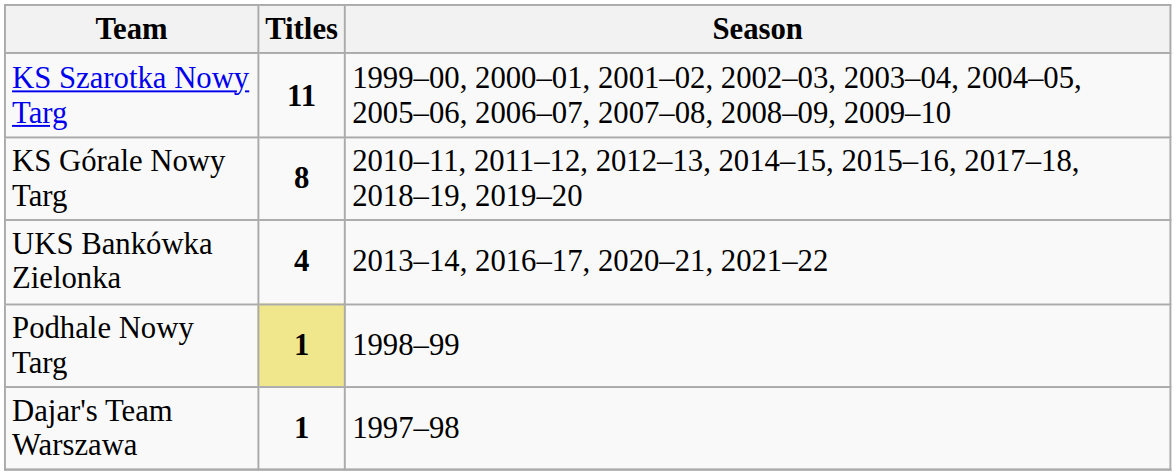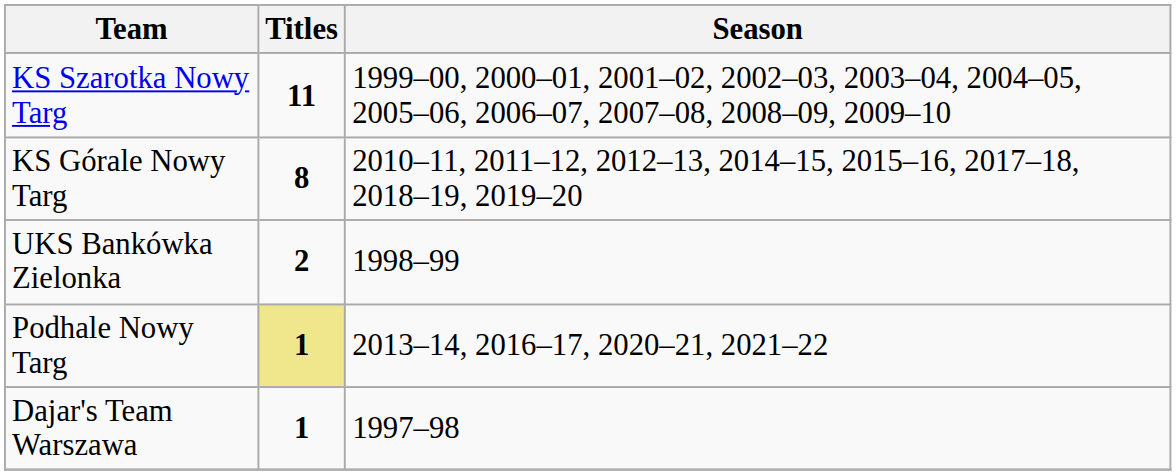(302, 261) 4 -> (302, 261) 2
(590, 261) 2013–14, 2016–17, 2020–21, 2021–22 -> (406, 261) 1998–99
(406, 344) 1998–99 -> (590, 344) 2013–14, 2016–17, 2020–21, 2021–22
